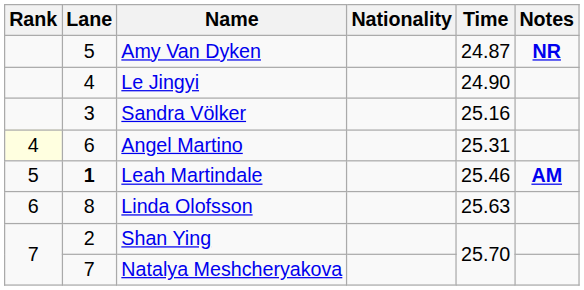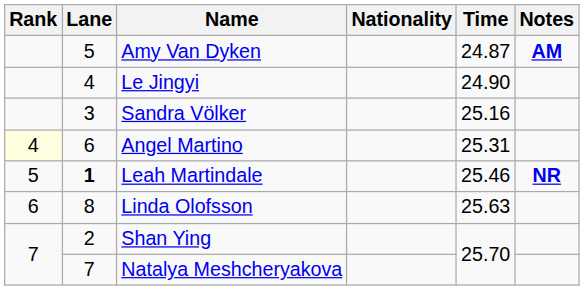(547, 51) NR -> (547, 51) AM
(547, 176) AM -> (547, 176) NR
